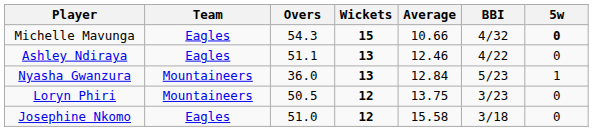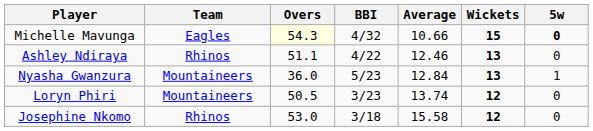columns swapped: (366, 15) <-> (493, 15)
(303, 35) no background -> (303, 35) lightyellow background
(208, 55) Eagles -> (208, 55) Rhinos
(430, 96) 13.75 -> (430, 96) 13.74
(208, 116) Eagles -> (208, 116) Rhinos
(303, 116) 51.0 -> (303, 116) 53.0
